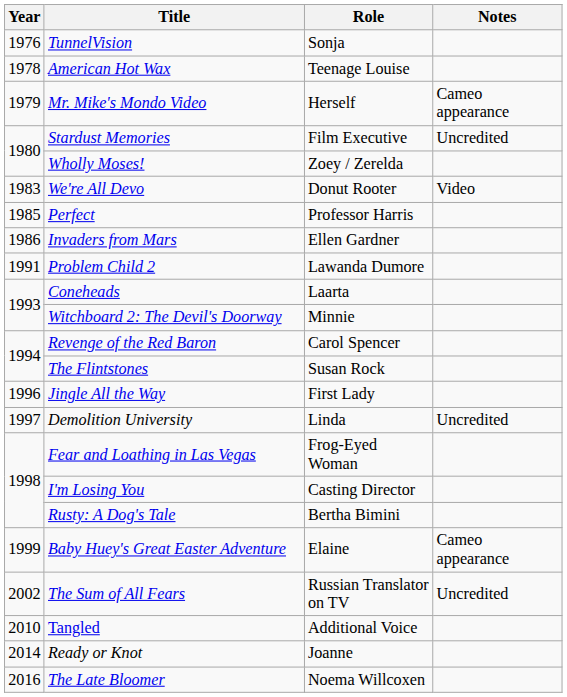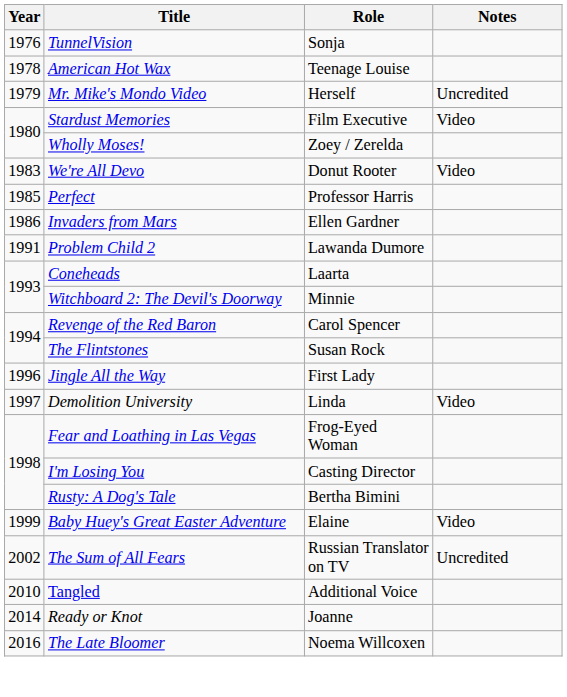(473, 103) Cameo appearance -> (472, 94) Uncredited
(472, 138) Uncredited -> (456, 119) Video
(472, 419) Uncredited -> (456, 401) Video
(473, 549) Cameo appearance -> (456, 522) Video
